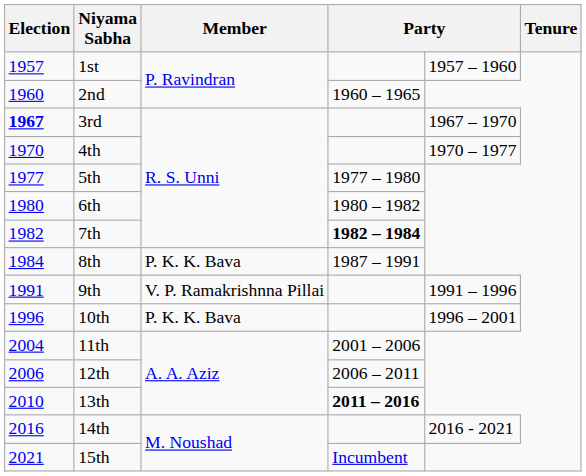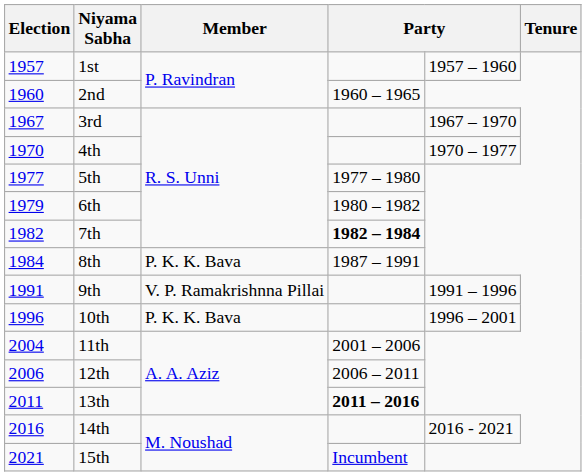(26, 121) bold -> (26, 121) normal
(26, 205) 1980 -> (26, 205) 1979
(26, 401) 2010 -> (26, 401) 2011
